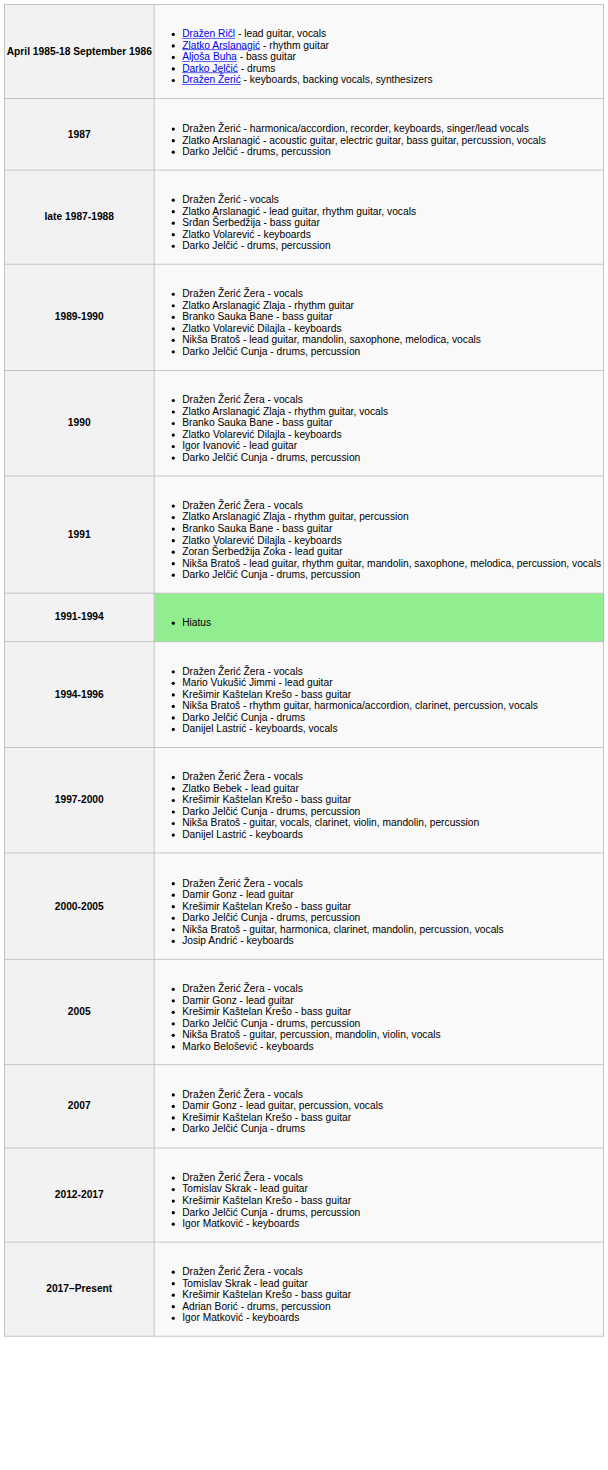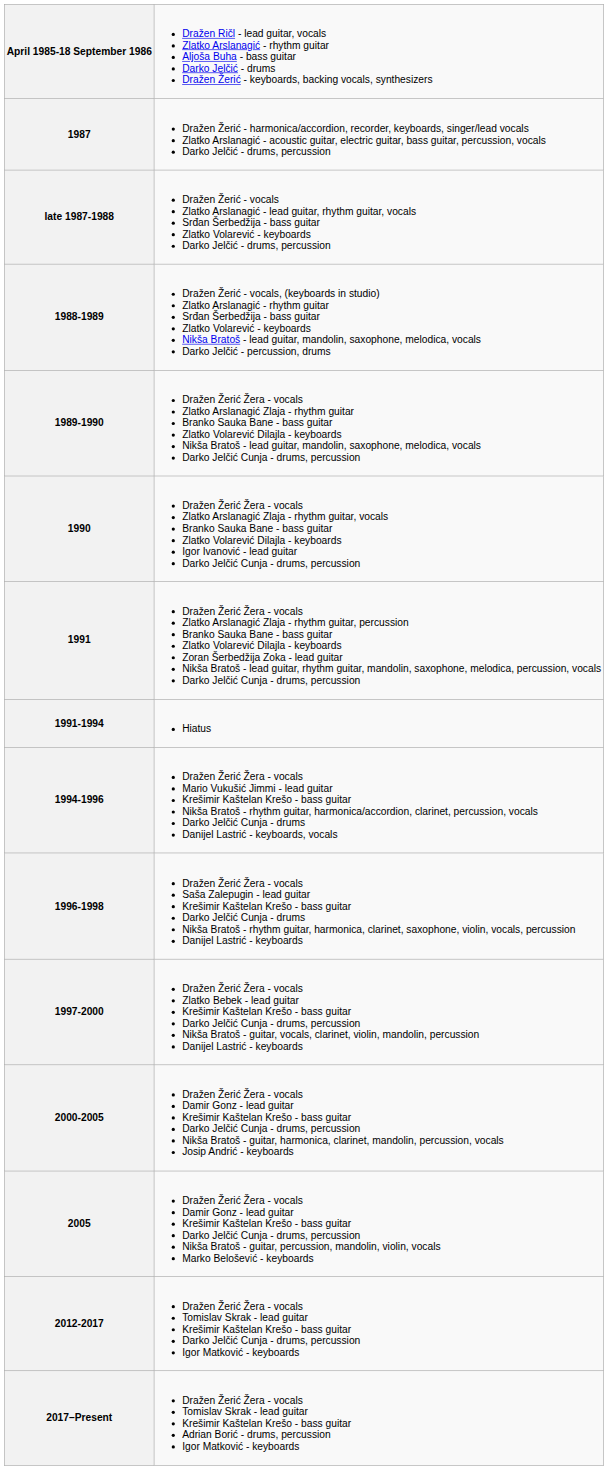+ row: (79, 317)
(379, 623) lightgreen background -> (379, 729) no background
+ row: (79, 906)
- row: (79, 1106)
